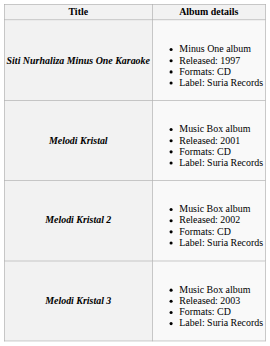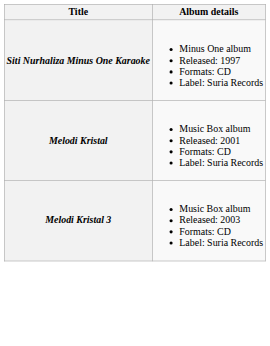- row: (78, 220)
